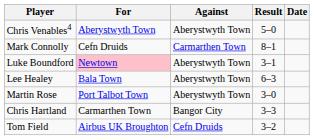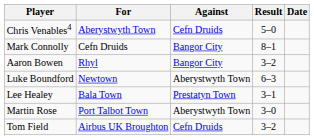(212, 29) Aberystwyth Town -> (198, 29) Cefn Druids
(209, 47) Carmarthen Town -> (198, 47) Bangor City
+ row: (35, 63)
(98, 63) pink background -> (98, 79) no background
(269, 63) 3–1 -> (269, 79) 6–3
(212, 79) Aberystwyth Town -> (204, 95) Prestatyn Town
(269, 79) 6–3 -> (269, 95) 3–1
- row: (36, 111)
